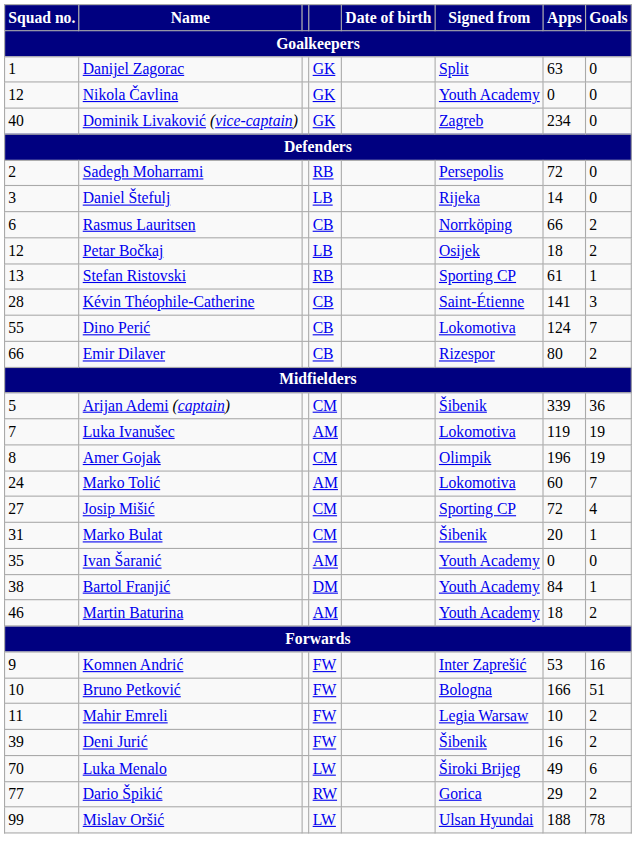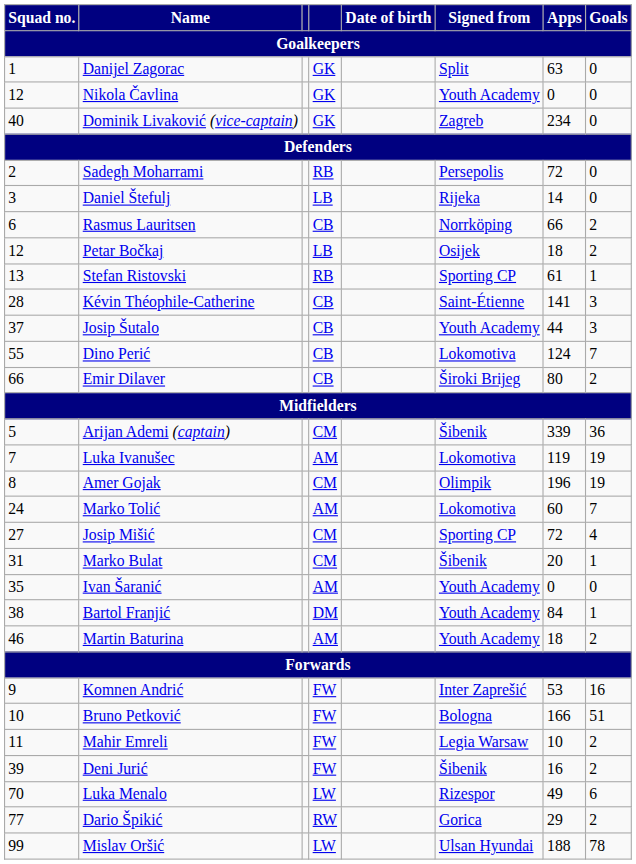+ row: (121, 328)
(467, 354) Rizespor -> (480, 380) Široki Brijeg
(480, 768) Široki Brijeg -> (467, 794) Rizespor
